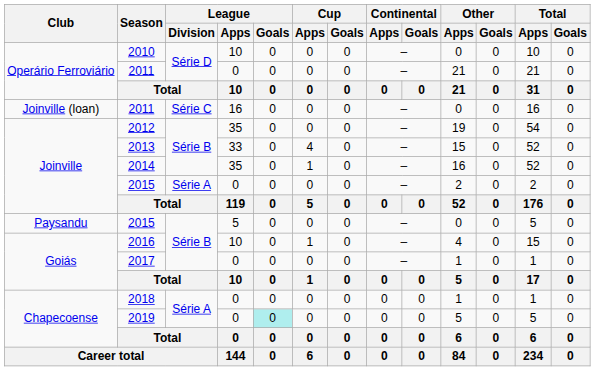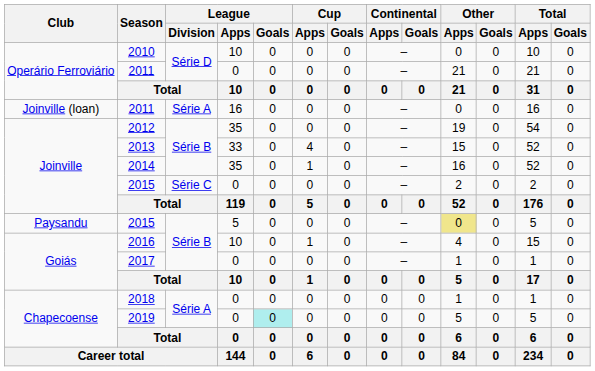(192, 109) Série C -> (192, 109) Série A
(192, 185) Série A -> (192, 185) Série C
(459, 223) no background -> (459, 223) khaki background
